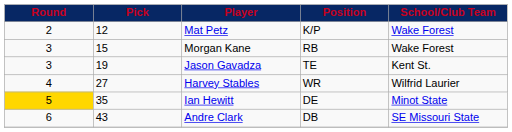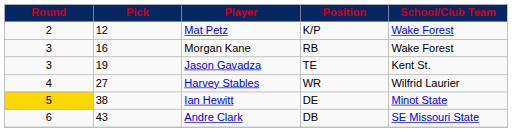(102, 48) 15 -> (102, 48) 16
(102, 100) 35 -> (102, 100) 38
